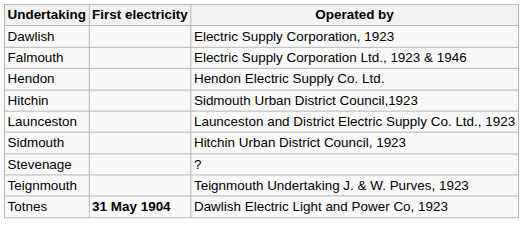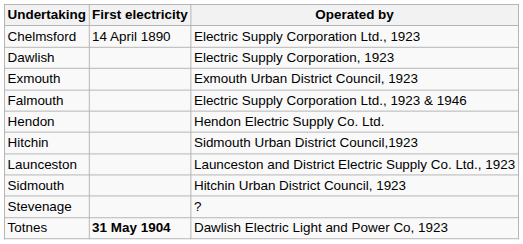+ row: (42, 36)
+ row: (34, 79)
- row: (42, 185)
